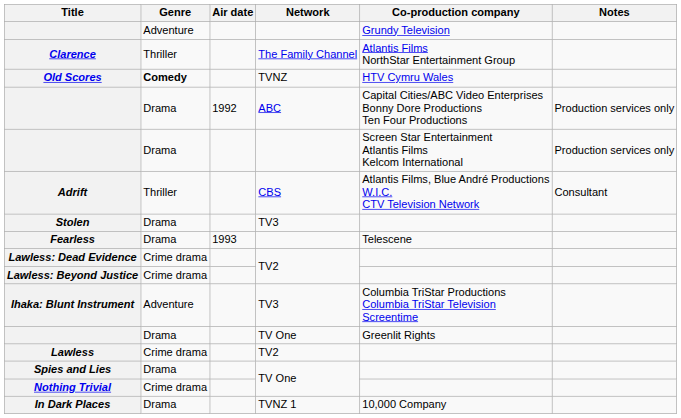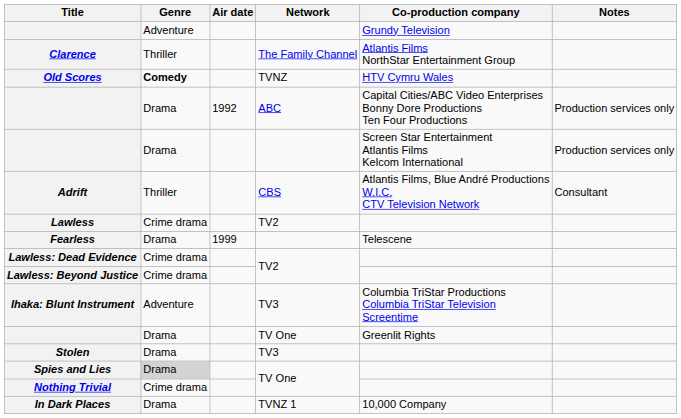rows swapped: (73, 352) <-> (73, 222)
(224, 240) 1993 -> (224, 240) 1999
(160, 370) no background -> (160, 370) lightgrey background
